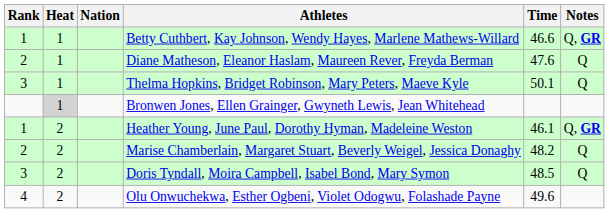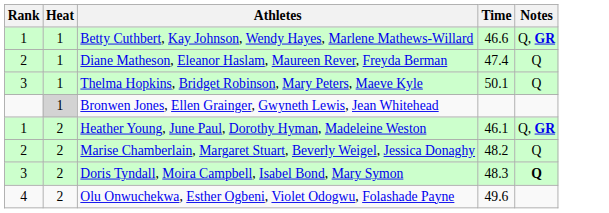- column: (100, 15)
(542, 61) 47.6 -> (496, 61) 47.4
(542, 173) 48.5 -> (496, 173) 48.3
(582, 173) normal -> (536, 173) bold
